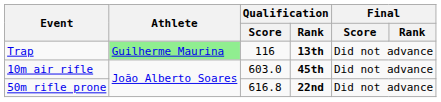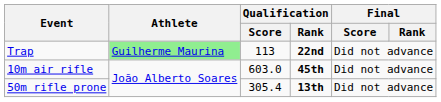(265, 50) 116 -> (265, 50) 113
(311, 50) 13th -> (311, 50) 22nd
(265, 87) 616.8 -> (265, 87) 305.4
(311, 87) 22nd -> (311, 87) 13th
